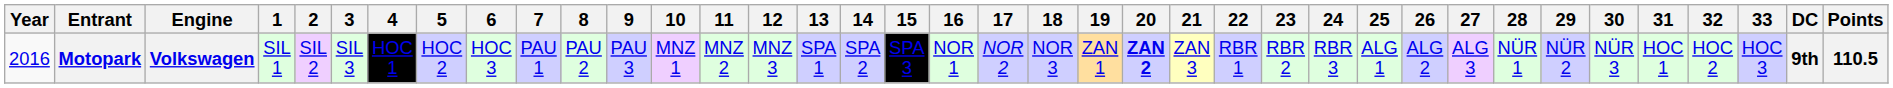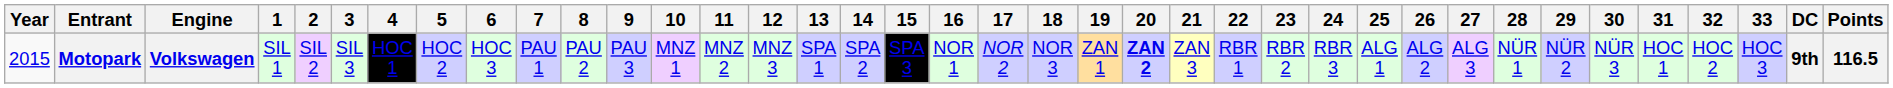(29, 58) 2016 -> (29, 58) 2015
(1855, 58) 110.5 -> (1855, 58) 116.5
